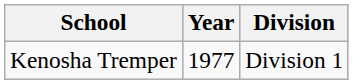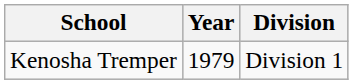(211, 60) 1977 -> (211, 60) 1979
